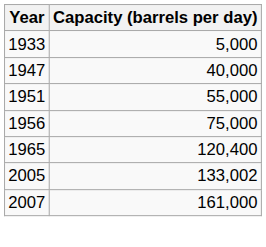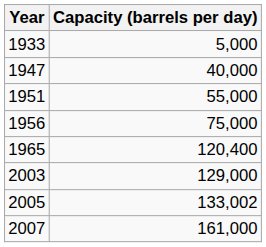+ row: (27, 176)
